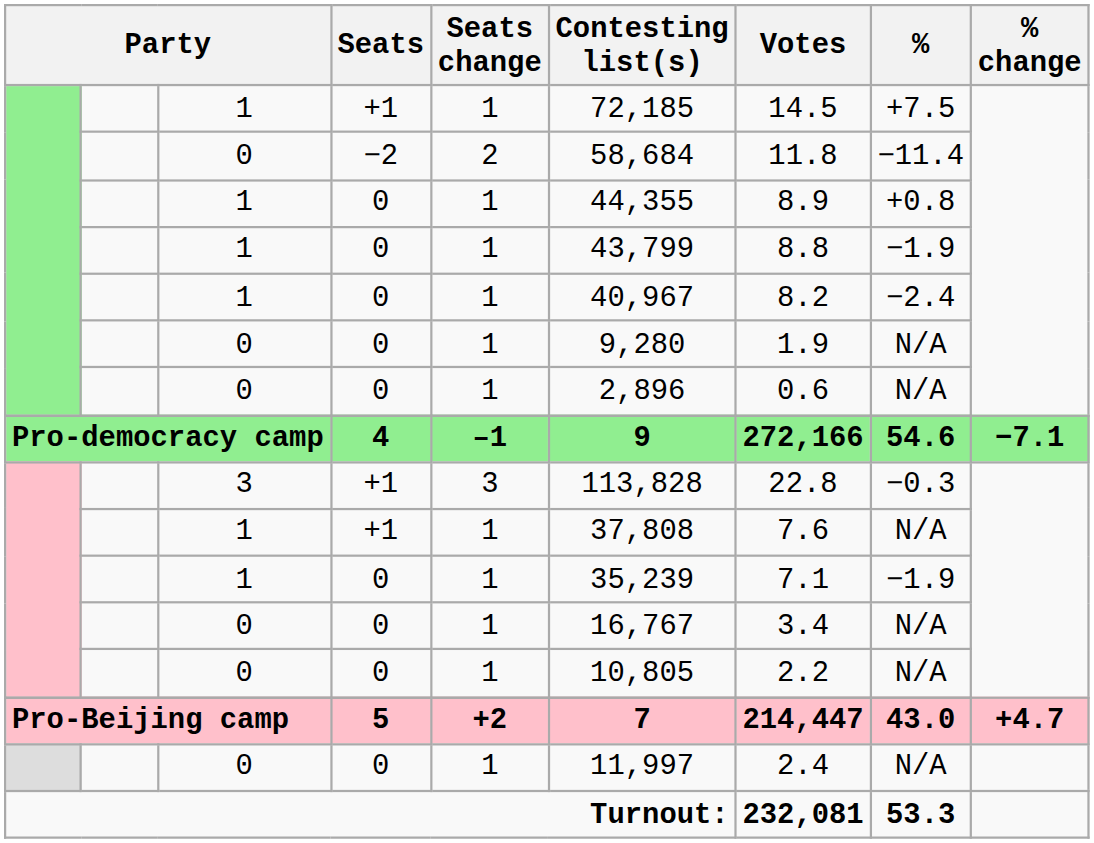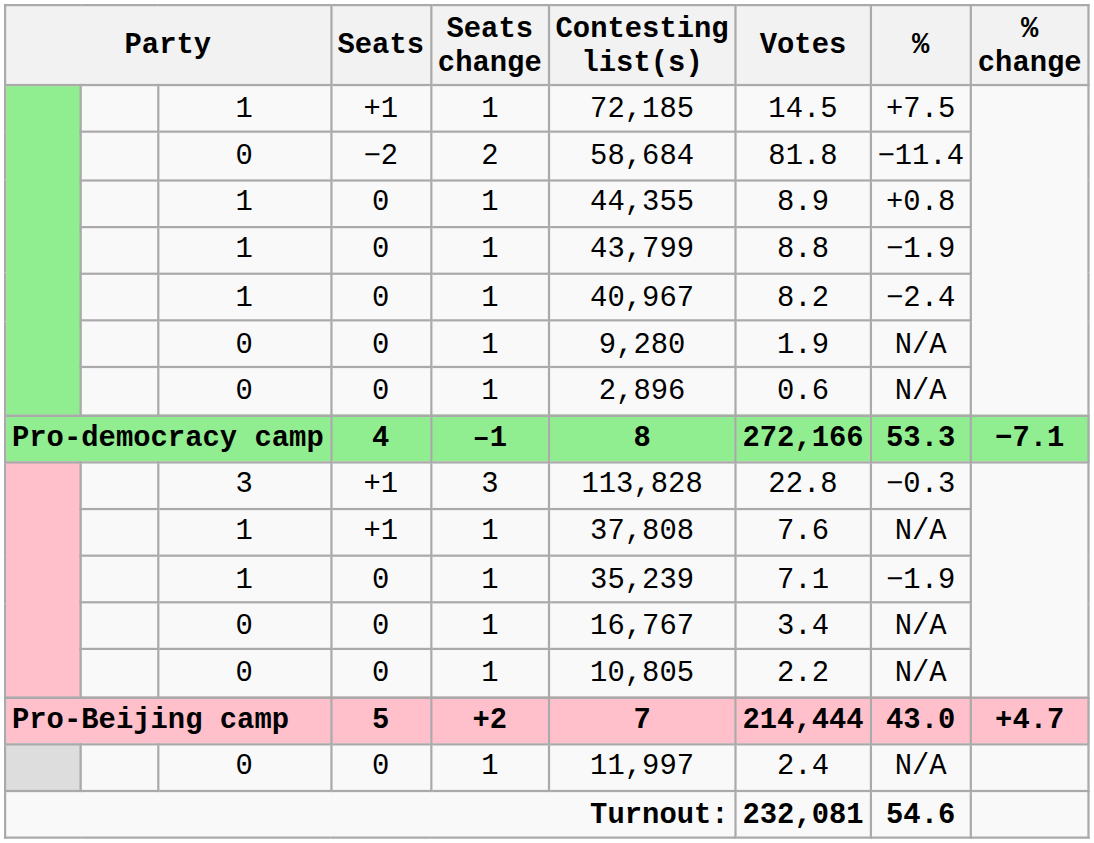(803, 156) 11.8 -> (803, 156) 81.8
(642, 438) 9 -> (642, 438) 8
(921, 438) 54.6 -> (921, 438) 53.3
(803, 720) 214,447 -> (803, 720) 214,444
(921, 815) 53.3 -> (921, 815) 54.6
